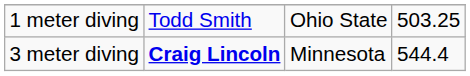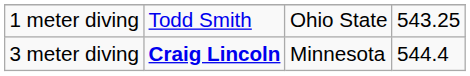(429, 20) 503.25 -> (429, 20) 543.25
